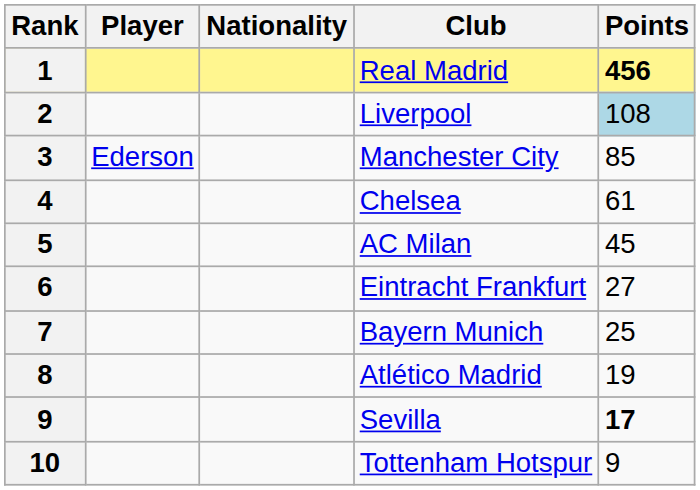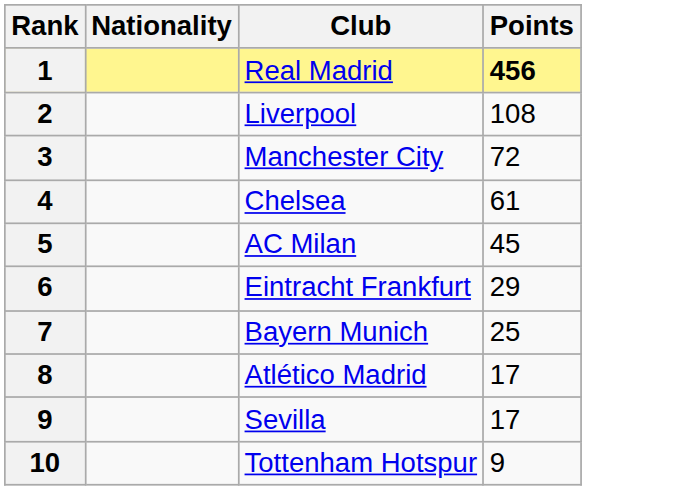- column: (142, 26)
(628, 113) lightblue background -> (513, 113) no background
(620, 157) 85 -> (505, 157) 72
(620, 288) 27 -> (505, 288) 29
(620, 375) 19 -> (505, 375) 17
(620, 419) bold -> (505, 419) normal
